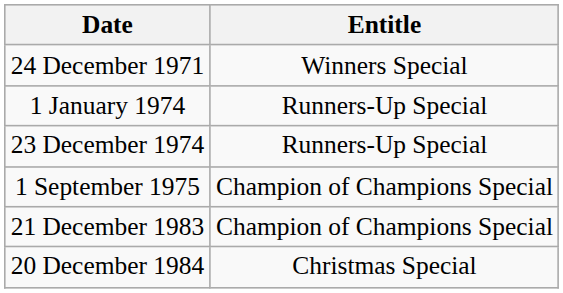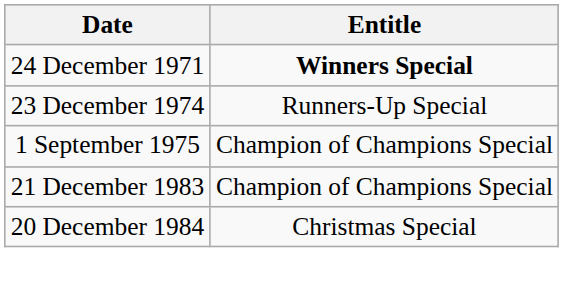(384, 65) normal -> (384, 65) bold
- row: (107, 105)
